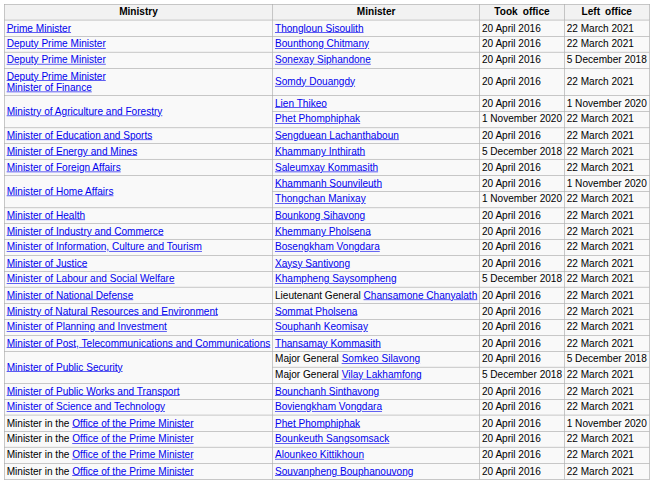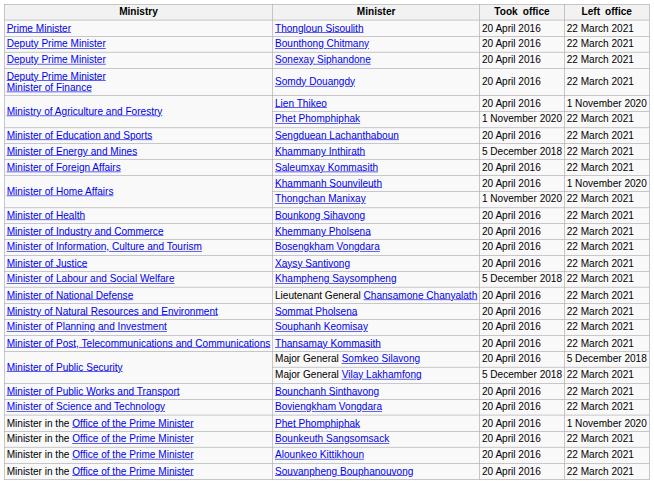(607, 60) 5 December 2018 -> (600, 60) 22 March 2021
